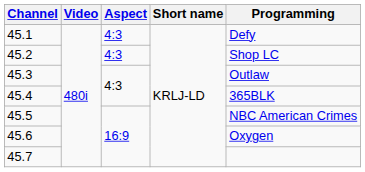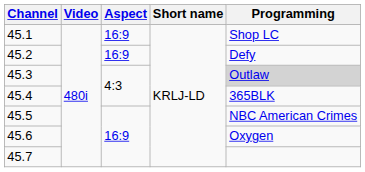(113, 34) 4:3 -> (117, 34) 16:9
(242, 34) Defy -> (254, 34) Shop LC
(113, 55) 4:3 -> (117, 55) 16:9
(254, 55) Shop LC -> (242, 55) Defy
(249, 75) no background -> (249, 75) lightgrey background
